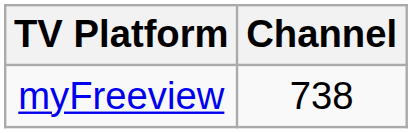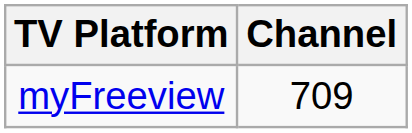(322, 95) 738 -> (322, 95) 709
